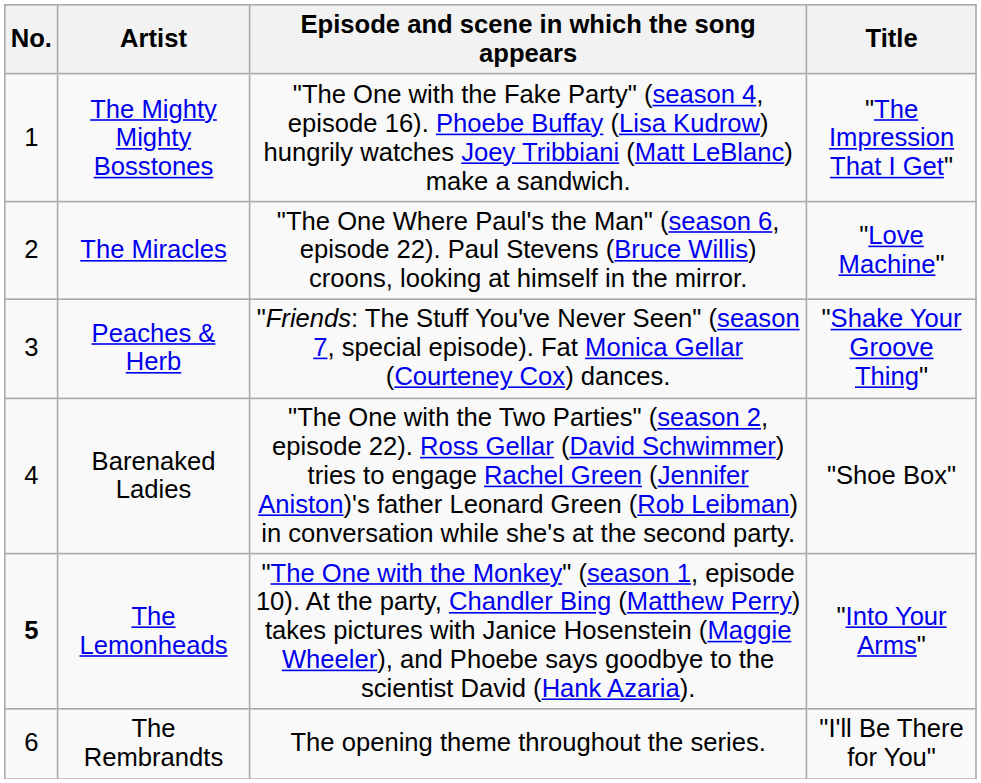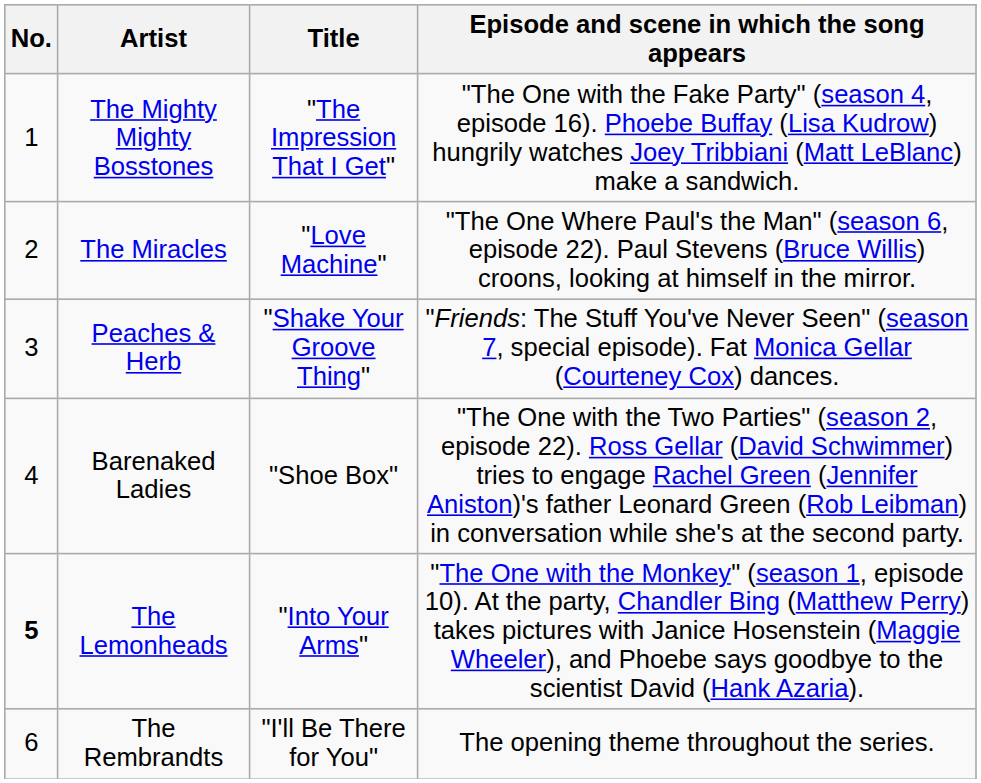columns swapped: (892, 39) <-> (528, 39)
